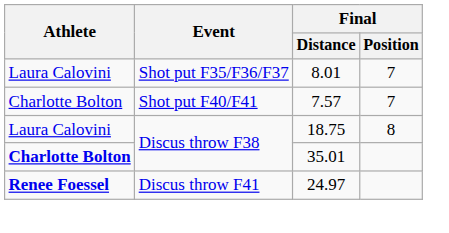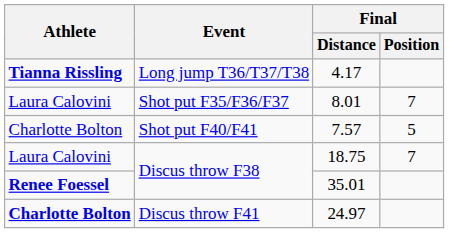+ row: (346, 73)
(391, 101) 7 -> (411, 129) 5
(391, 129) 8 -> (411, 157) 7
(70, 157) Charlotte Bolton -> (59, 185) Renee Foessel
(59, 185) Renee Foessel -> (70, 213) Charlotte Bolton
